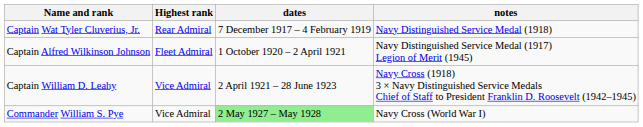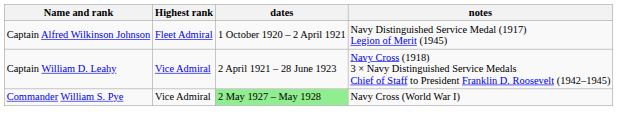- row: (73, 29)
